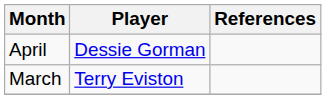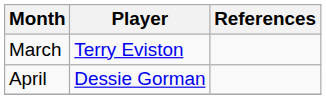rows swapped: (35, 79) <-> (28, 49)
